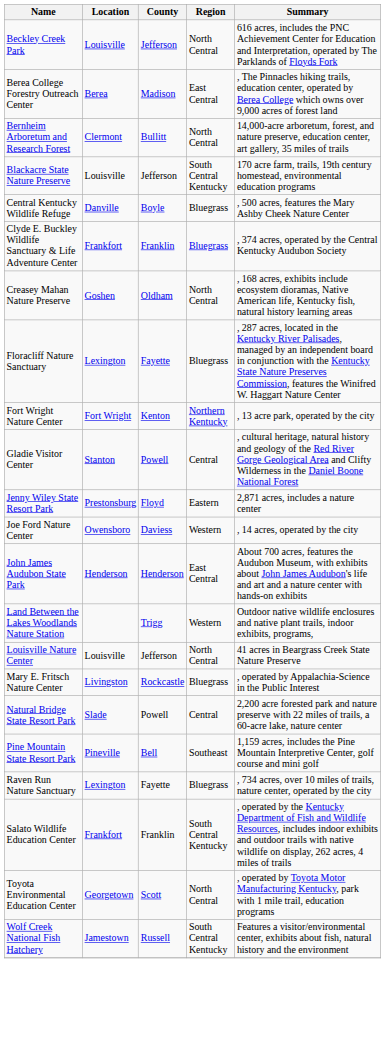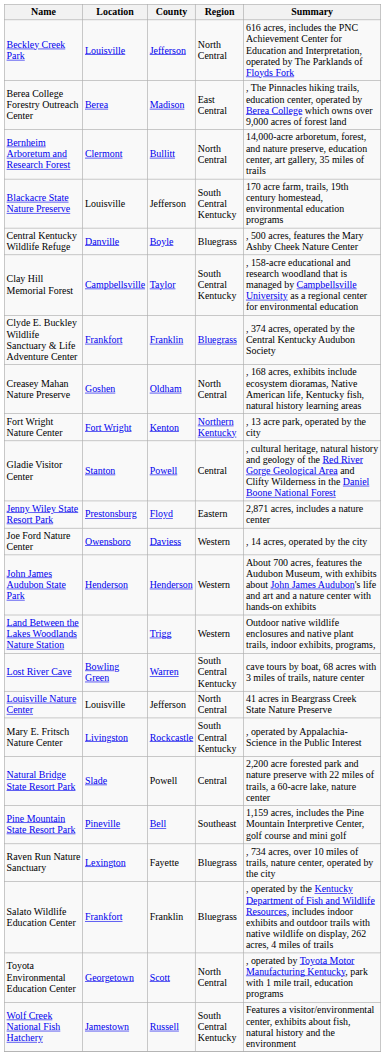+ row: (40, 285)
- row: (40, 361)
(203, 574) East Central -> (214, 585) Western
+ row: (39, 672)
(208, 682) Bluegrass -> (217, 737) South Central Kentucky
(208, 834) South Central Kentucky -> (217, 917) Bluegrass
